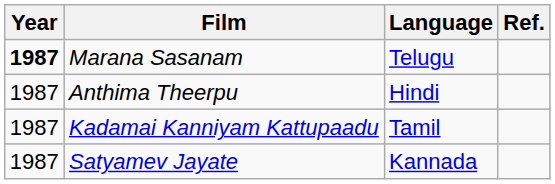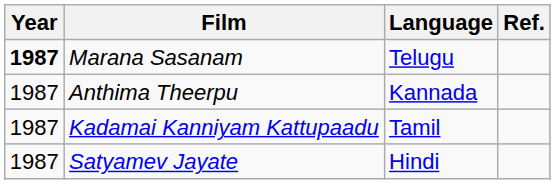(414, 92) Hindi -> (433, 92) Kannada
(433, 162) Kannada -> (414, 162) Hindi
